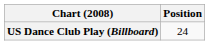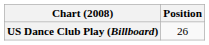(183, 31) 24 -> (183, 31) 26
